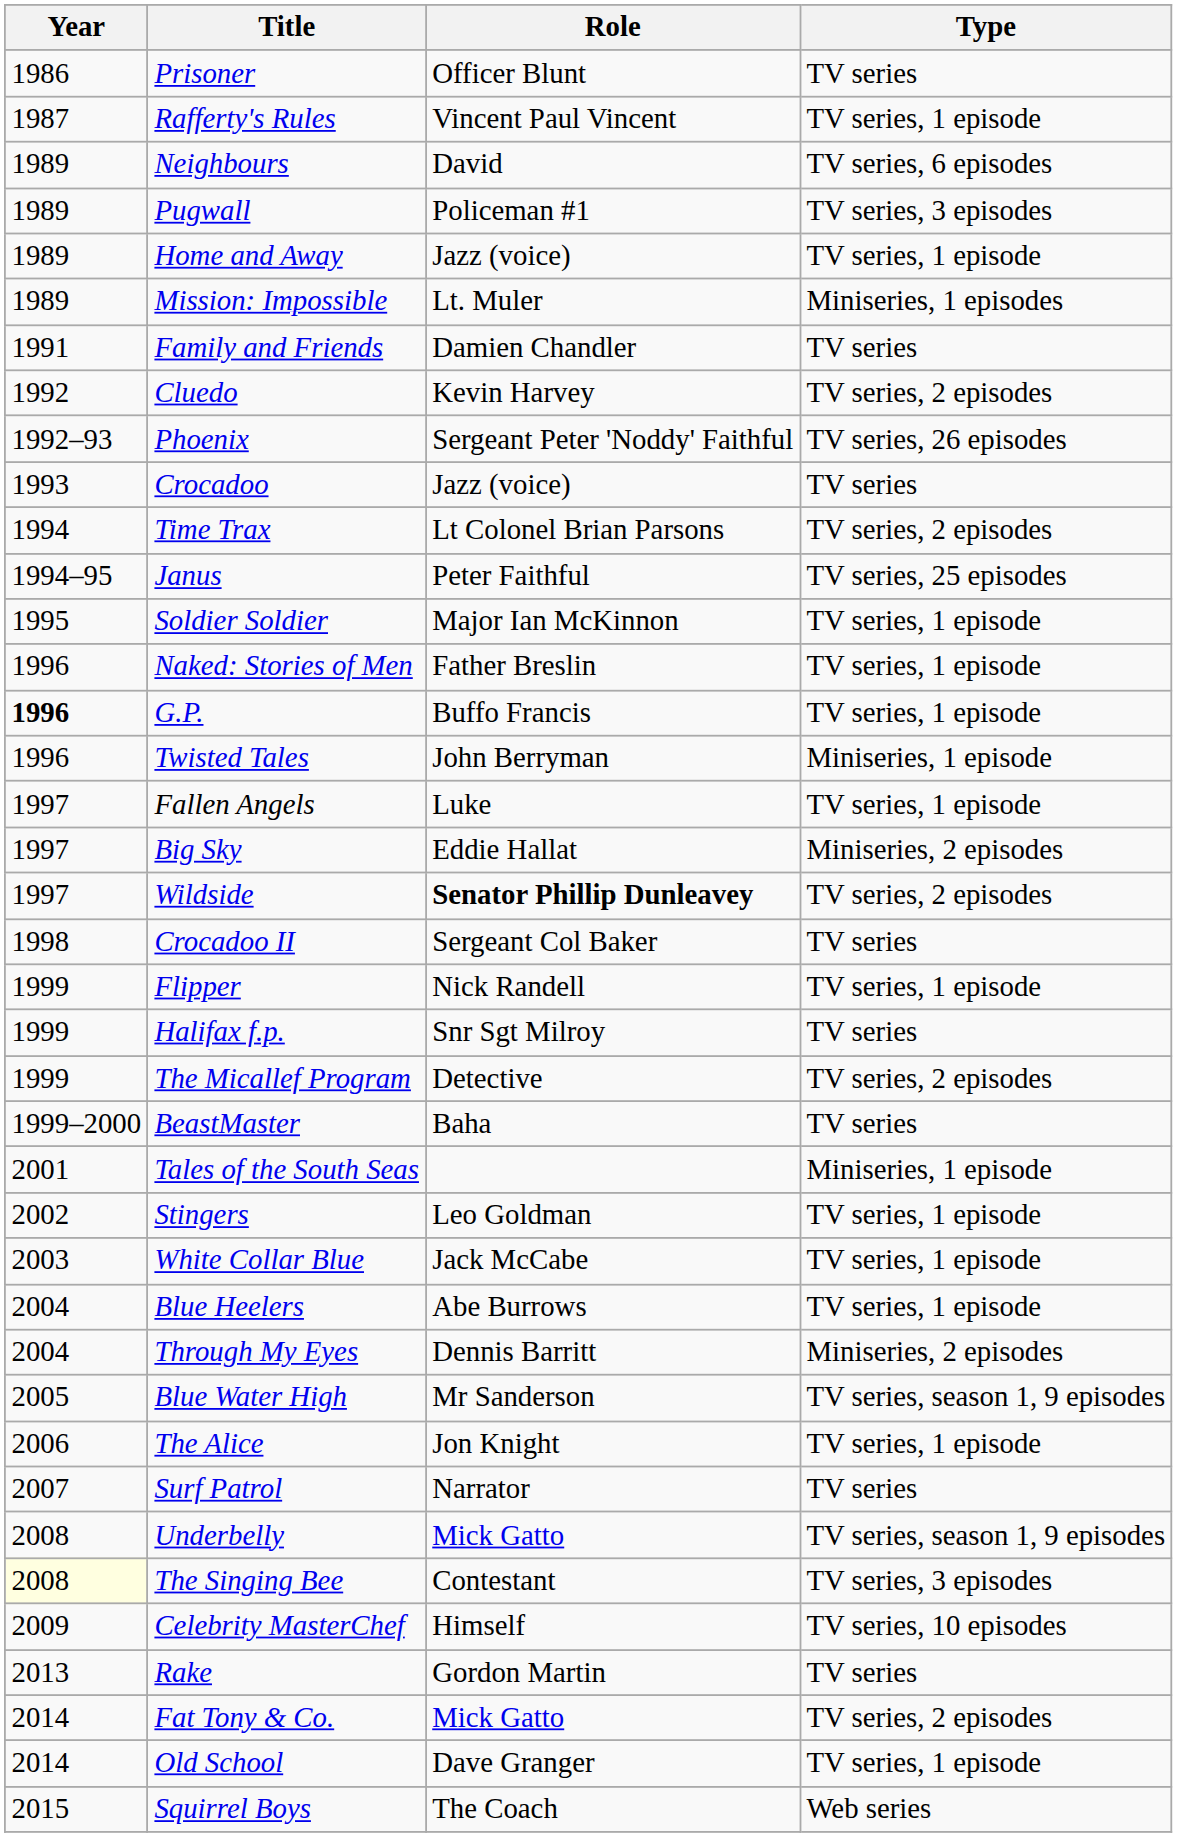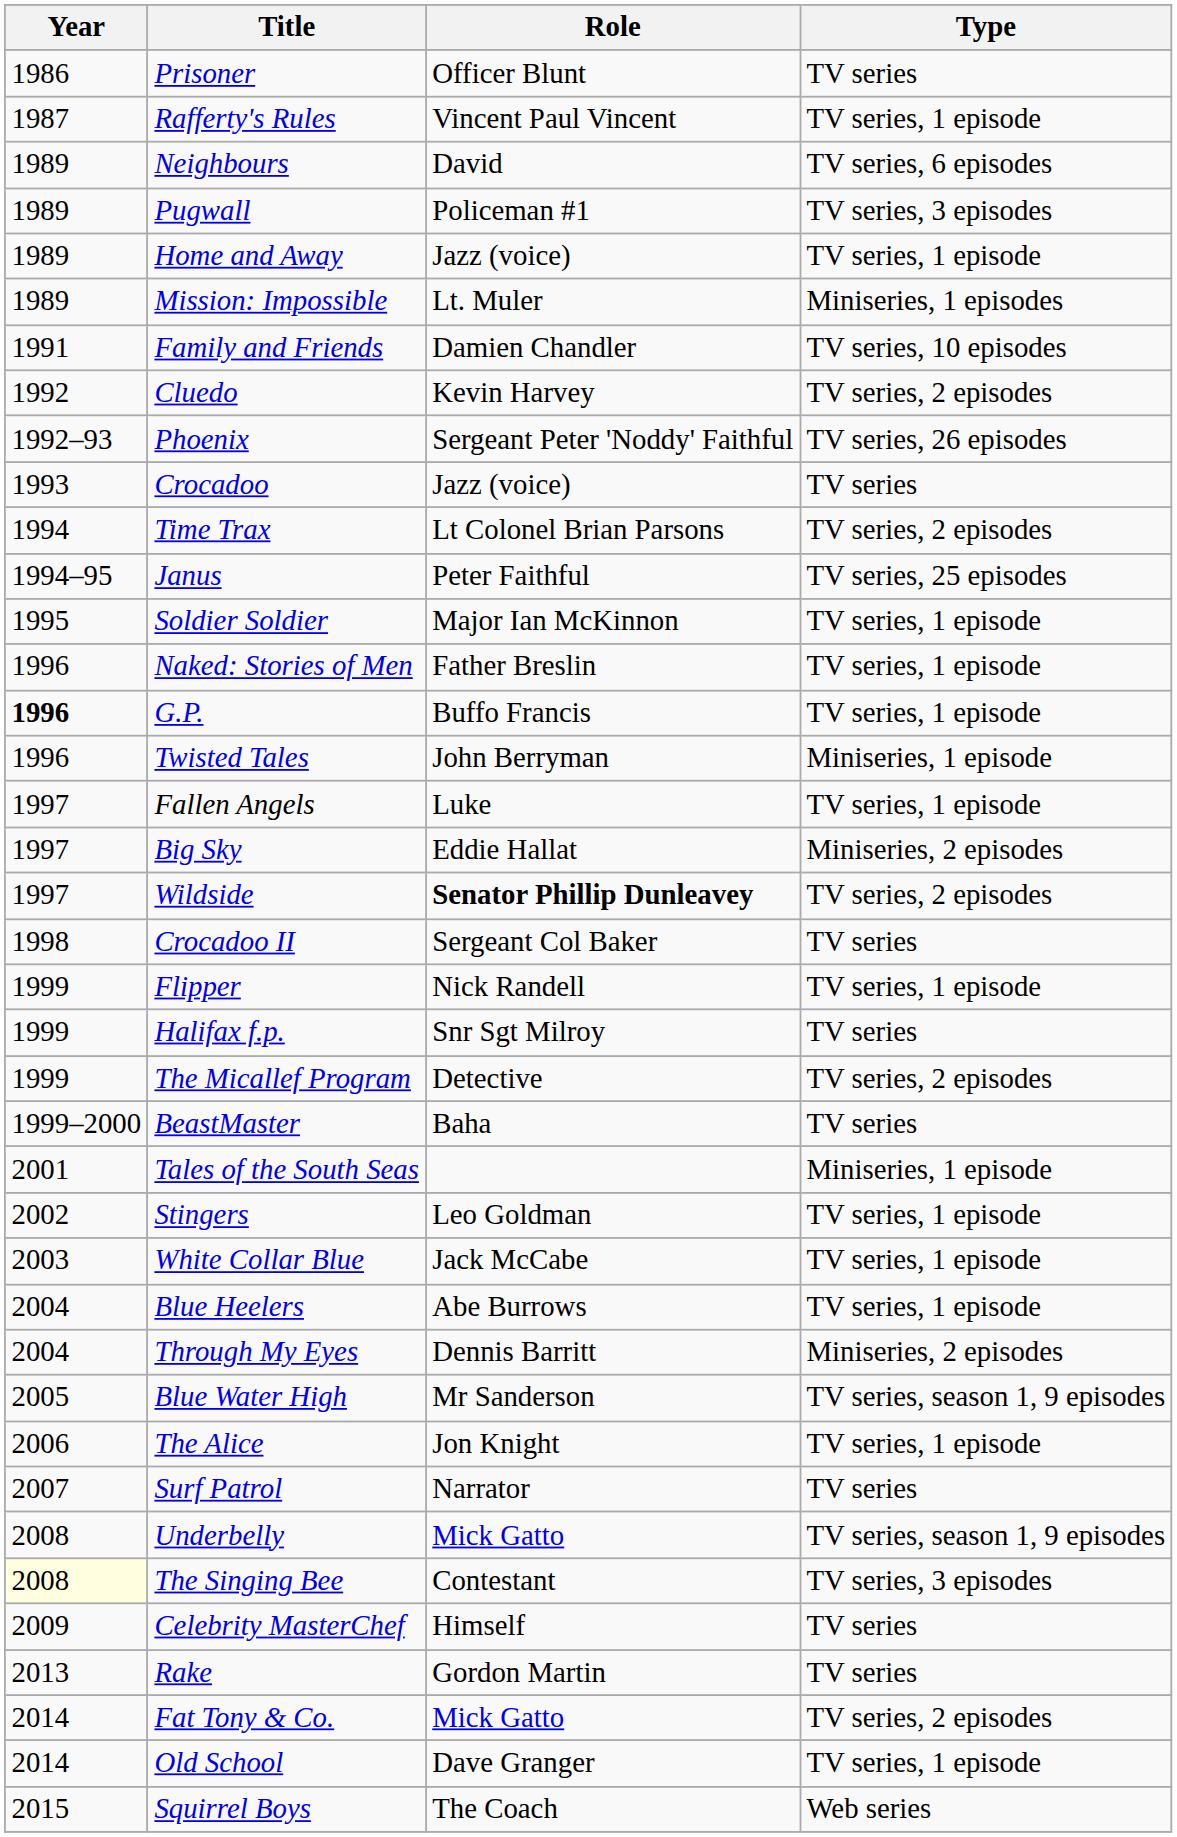(862, 347) TV series -> (937, 347) TV series, 10 episodes
(937, 1625) TV series, 10 episodes -> (862, 1625) TV series
